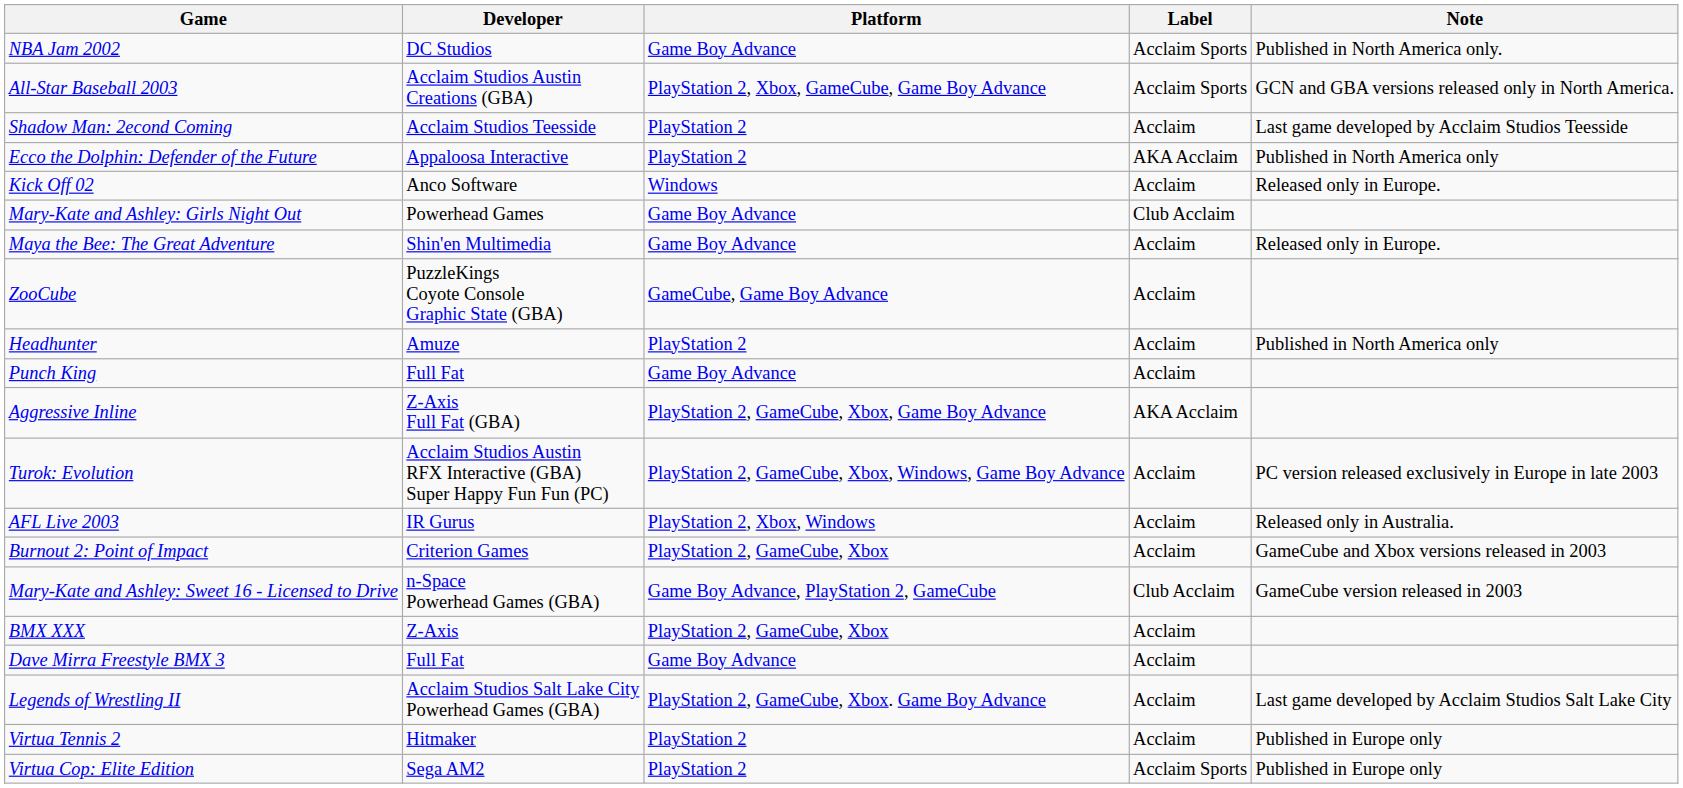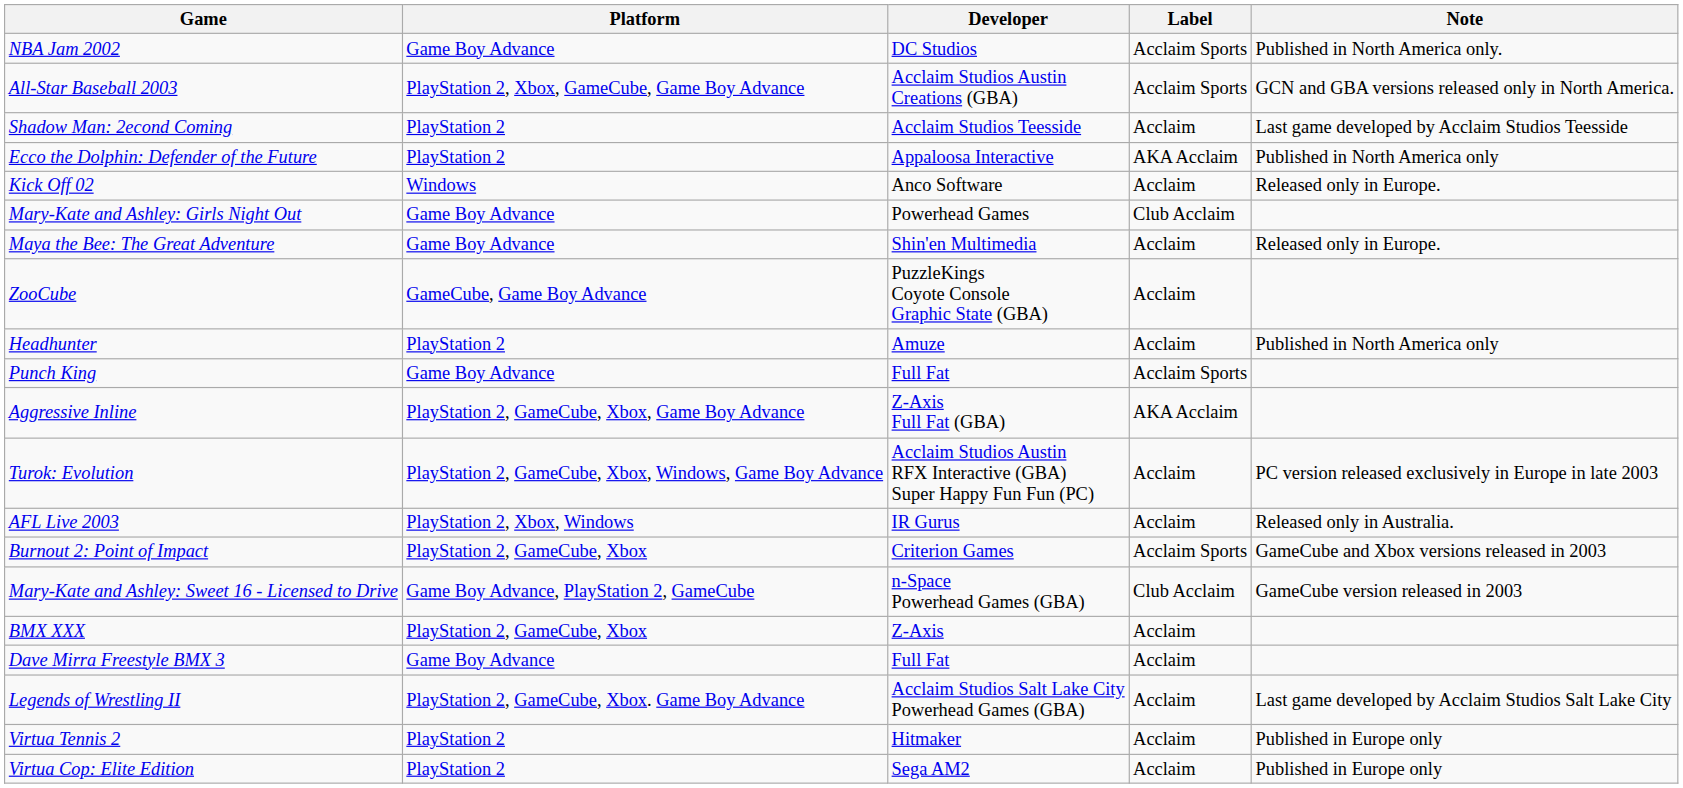columns swapped: (523, 19) <-> (886, 19)
(1164, 373) Acclaim -> (1190, 373) Acclaim Sports
(1164, 551) Acclaim -> (1190, 551) Acclaim Sports
(1190, 768) Acclaim Sports -> (1164, 768) Acclaim
